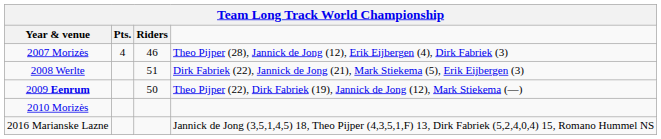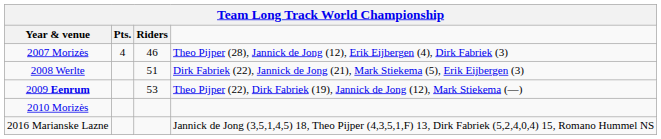(152, 89) 50 -> (152, 89) 53
